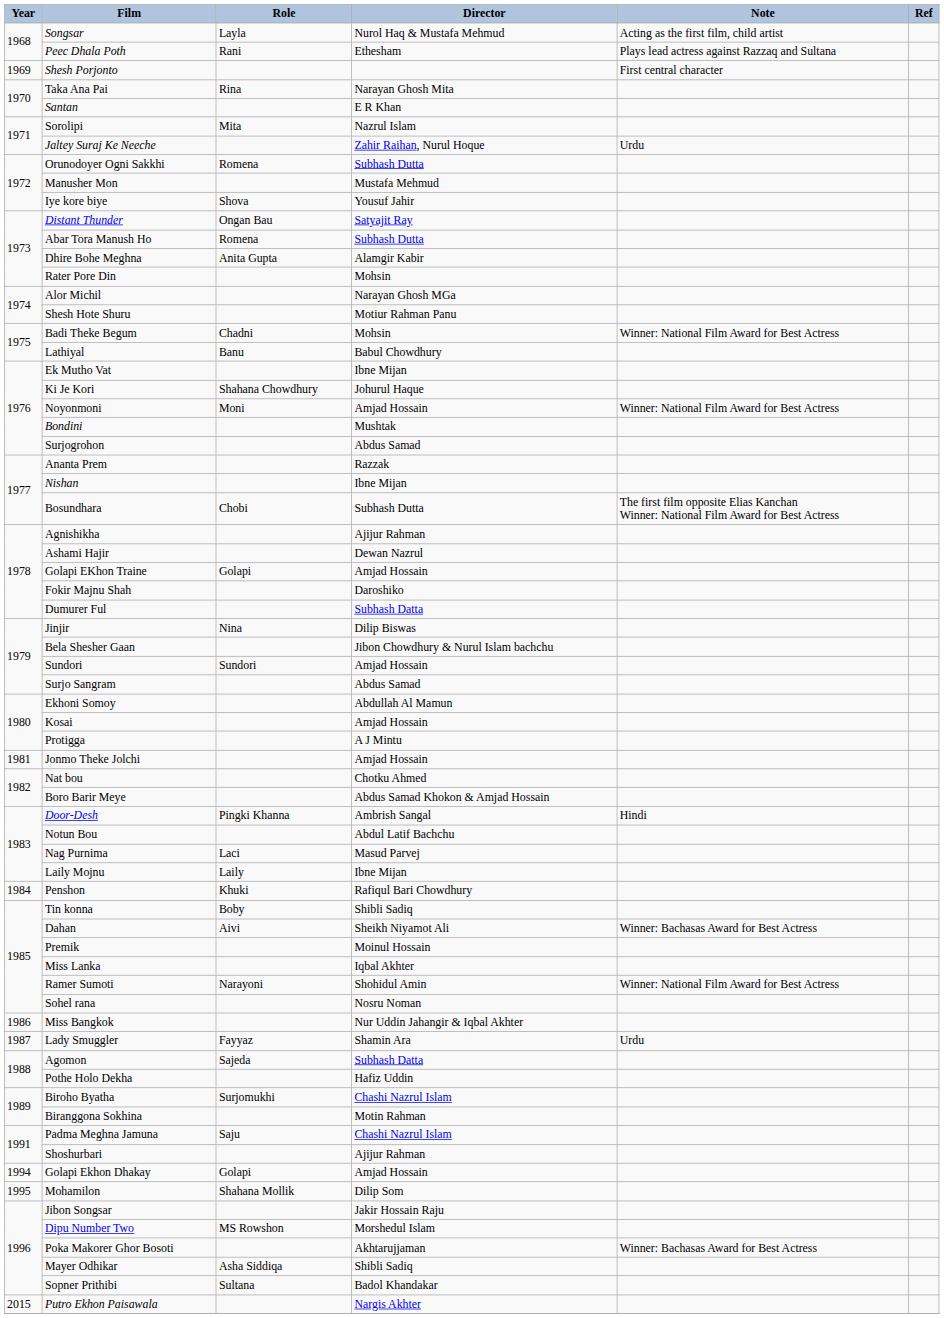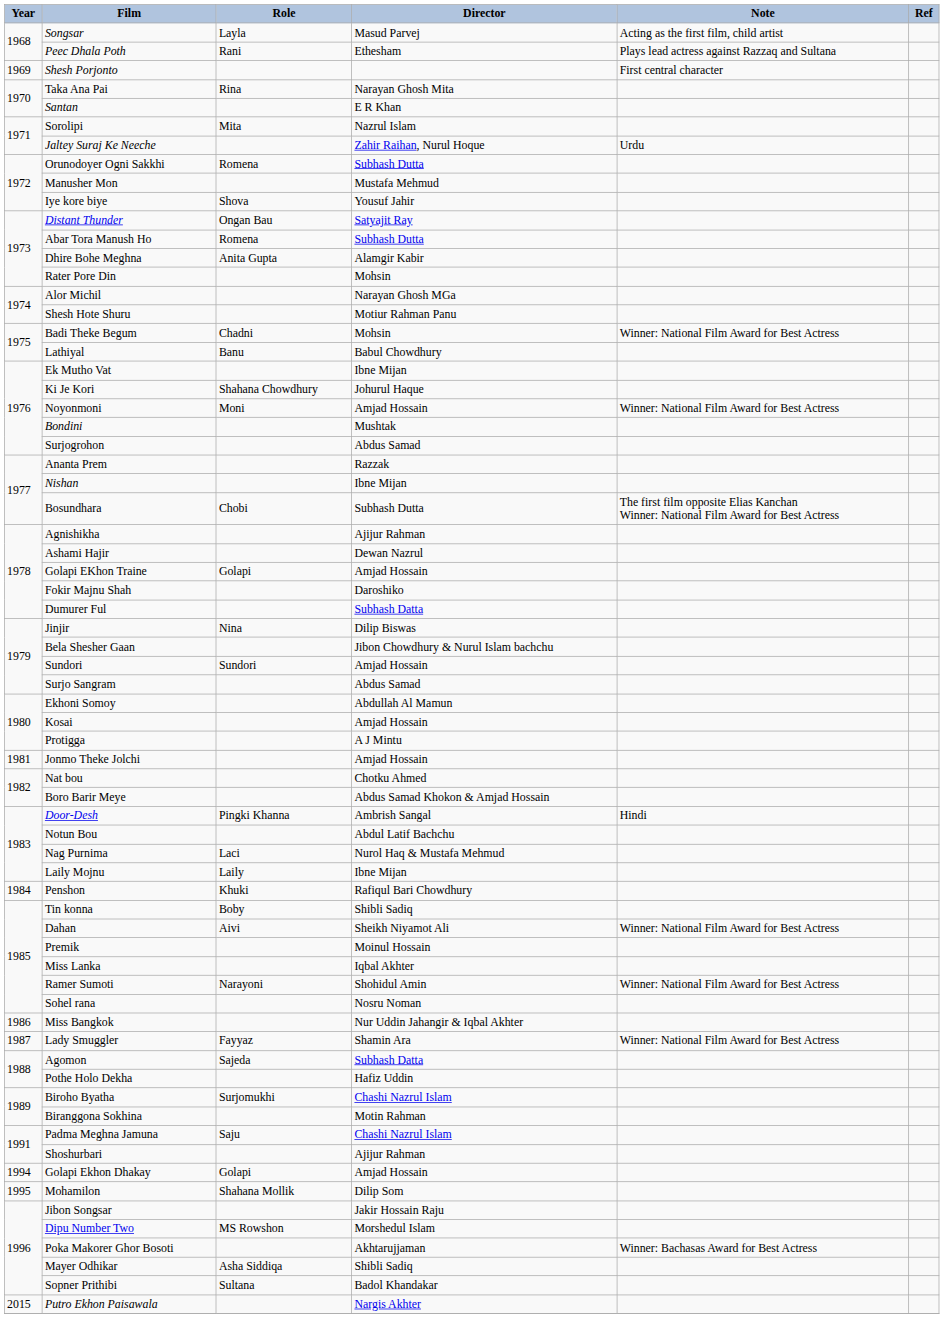(429, 32) Nurol Haq & Mustafa Mehmud -> (387, 32) Masud Parvej
(387, 853) Masud Parvej -> (429, 853) Nurol Haq & Mustafa Mehmud
(718, 928) Winner: Bachasas Award for Best Actress -> (729, 928) Winner: National Film Award for Best Actress
(632, 1041) Urdu -> (729, 1041) Winner: National Film Award for Best Actress
